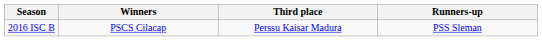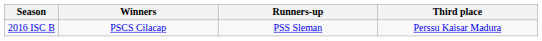columns swapped: (457, 12) <-> (298, 12)
